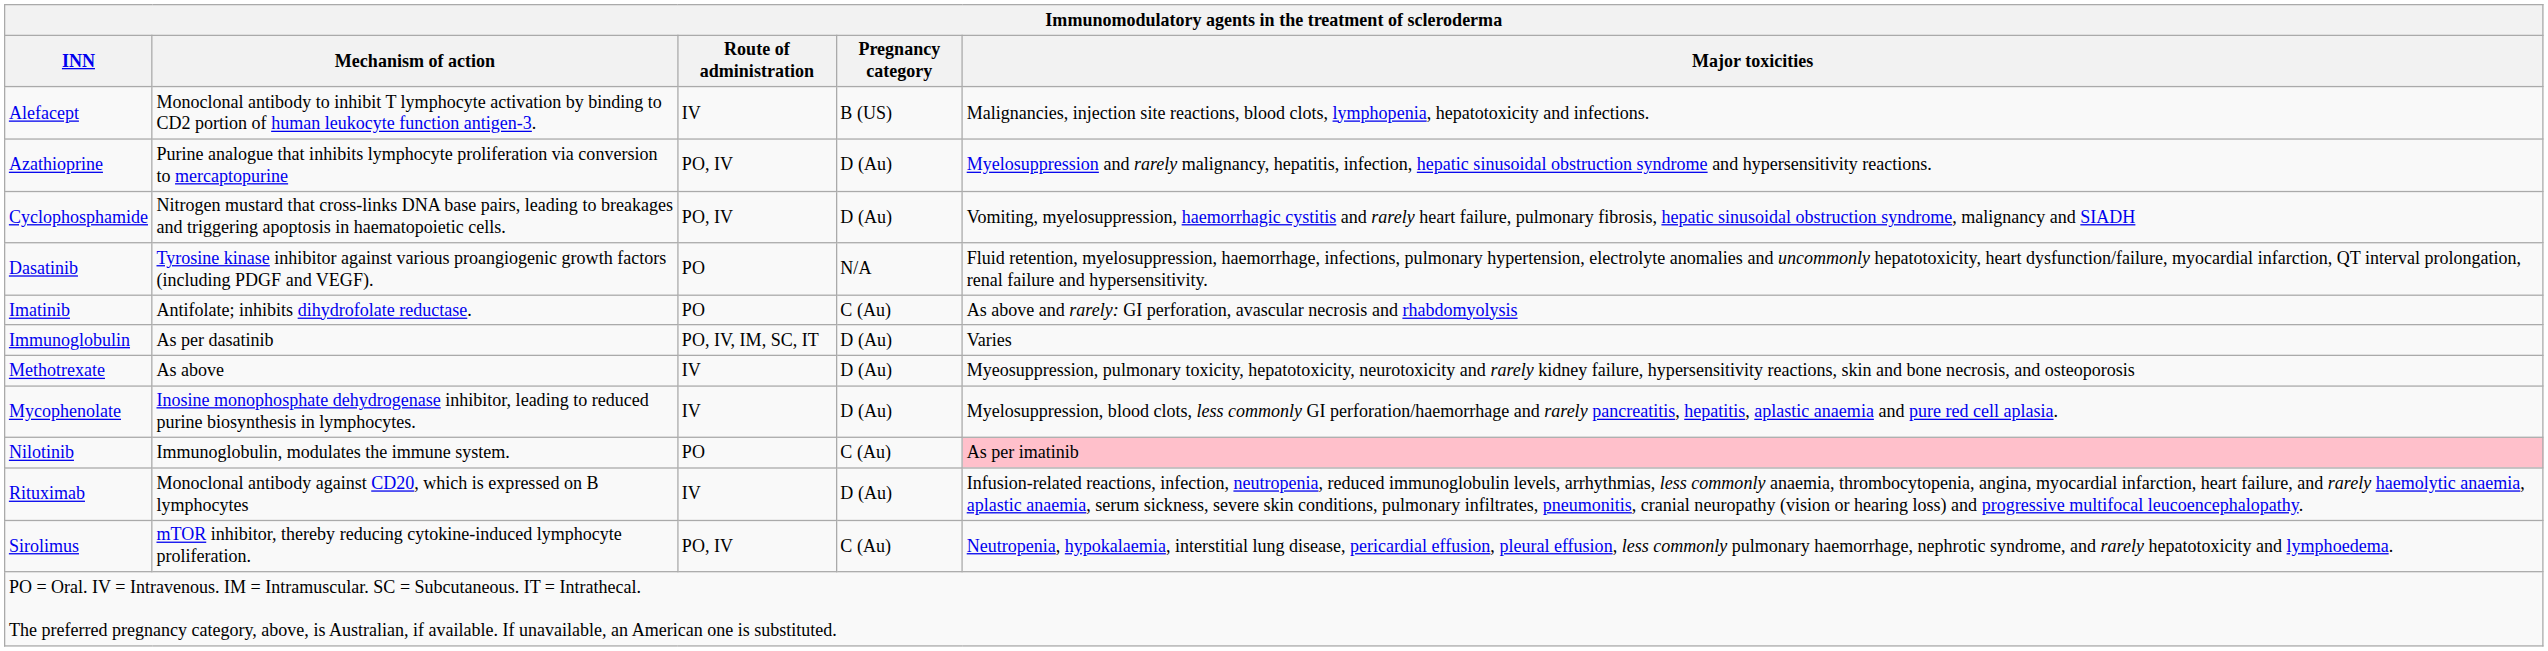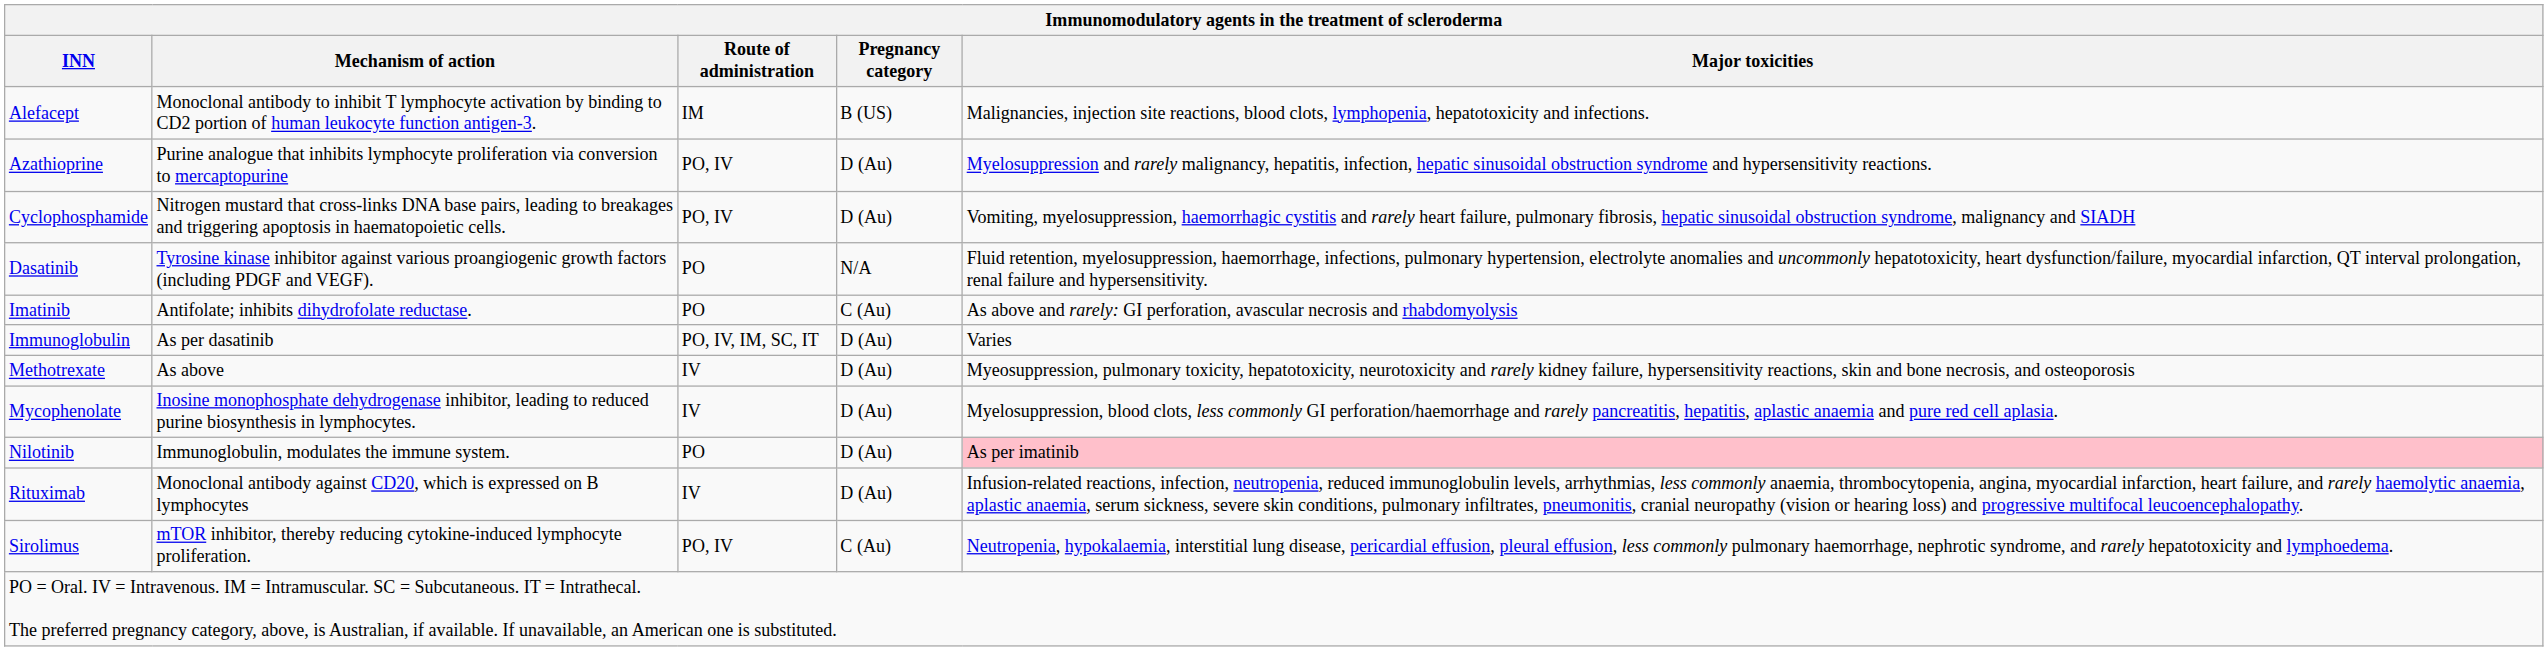(691, 112) IV -> (693, 112) IM
(866, 452) C (Au) -> (866, 452) D (Au)
